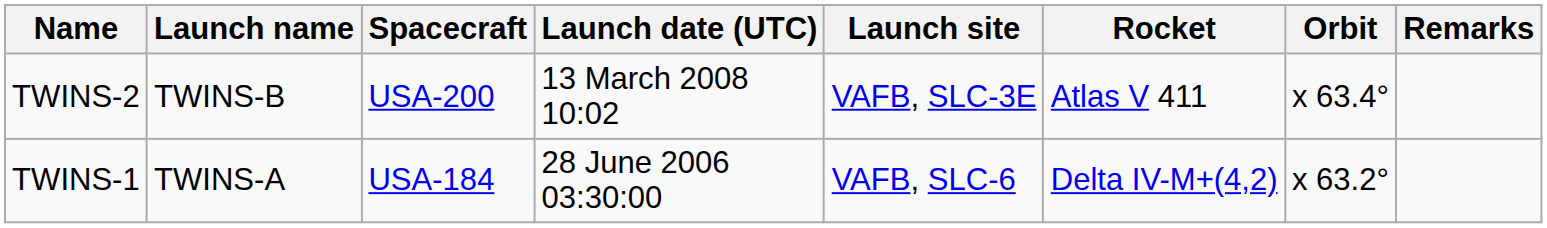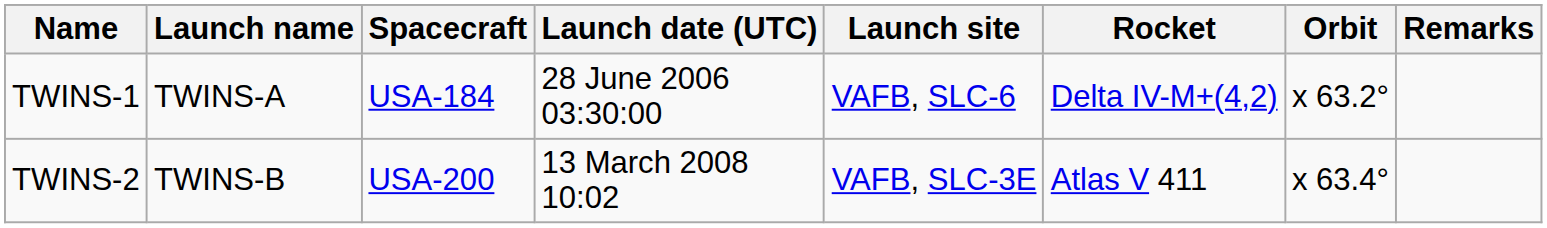rows swapped: (76, 179) <-> (76, 95)
